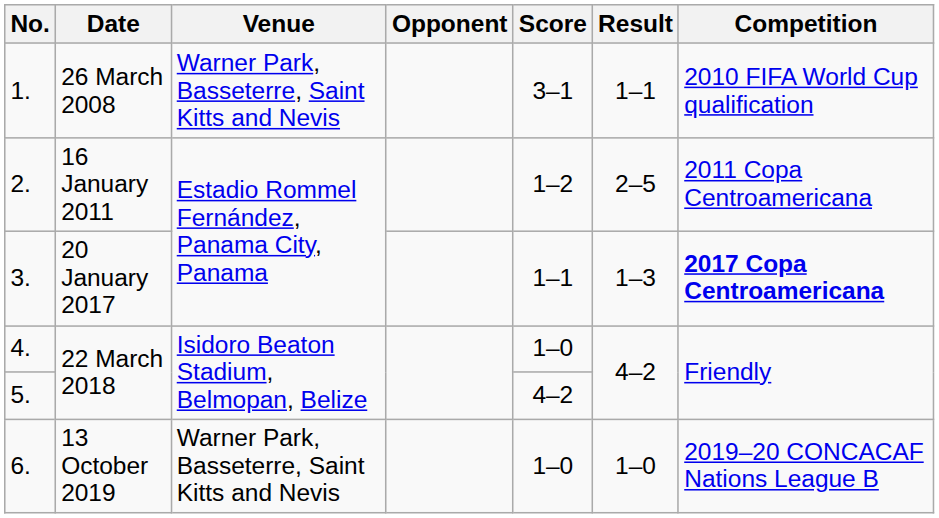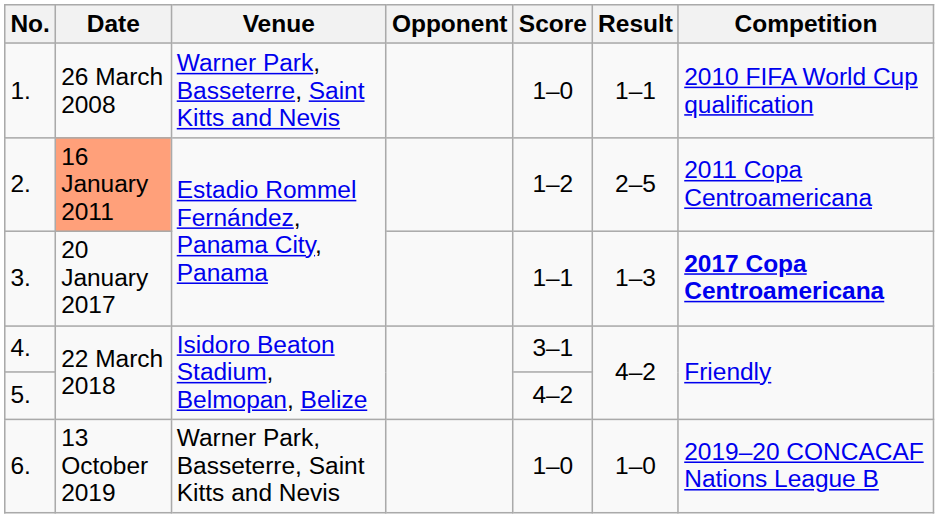(553, 90) 3–1 -> (553, 90) 1–0
(105, 184) no background -> (105, 184) lightsalmon background
(553, 348) 1–0 -> (553, 348) 3–1
